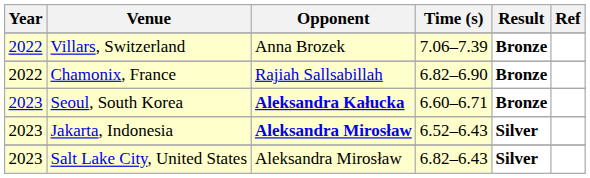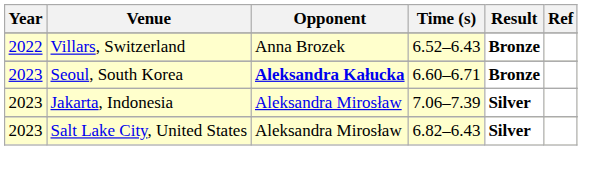(454, 46) 7.06–7.39 -> (446, 46) 6.52–6.43
- row: (113, 74)
(333, 131) bold -> (328, 102) normal
(454, 131) 6.52–6.43 -> (446, 102) 7.06–7.39
